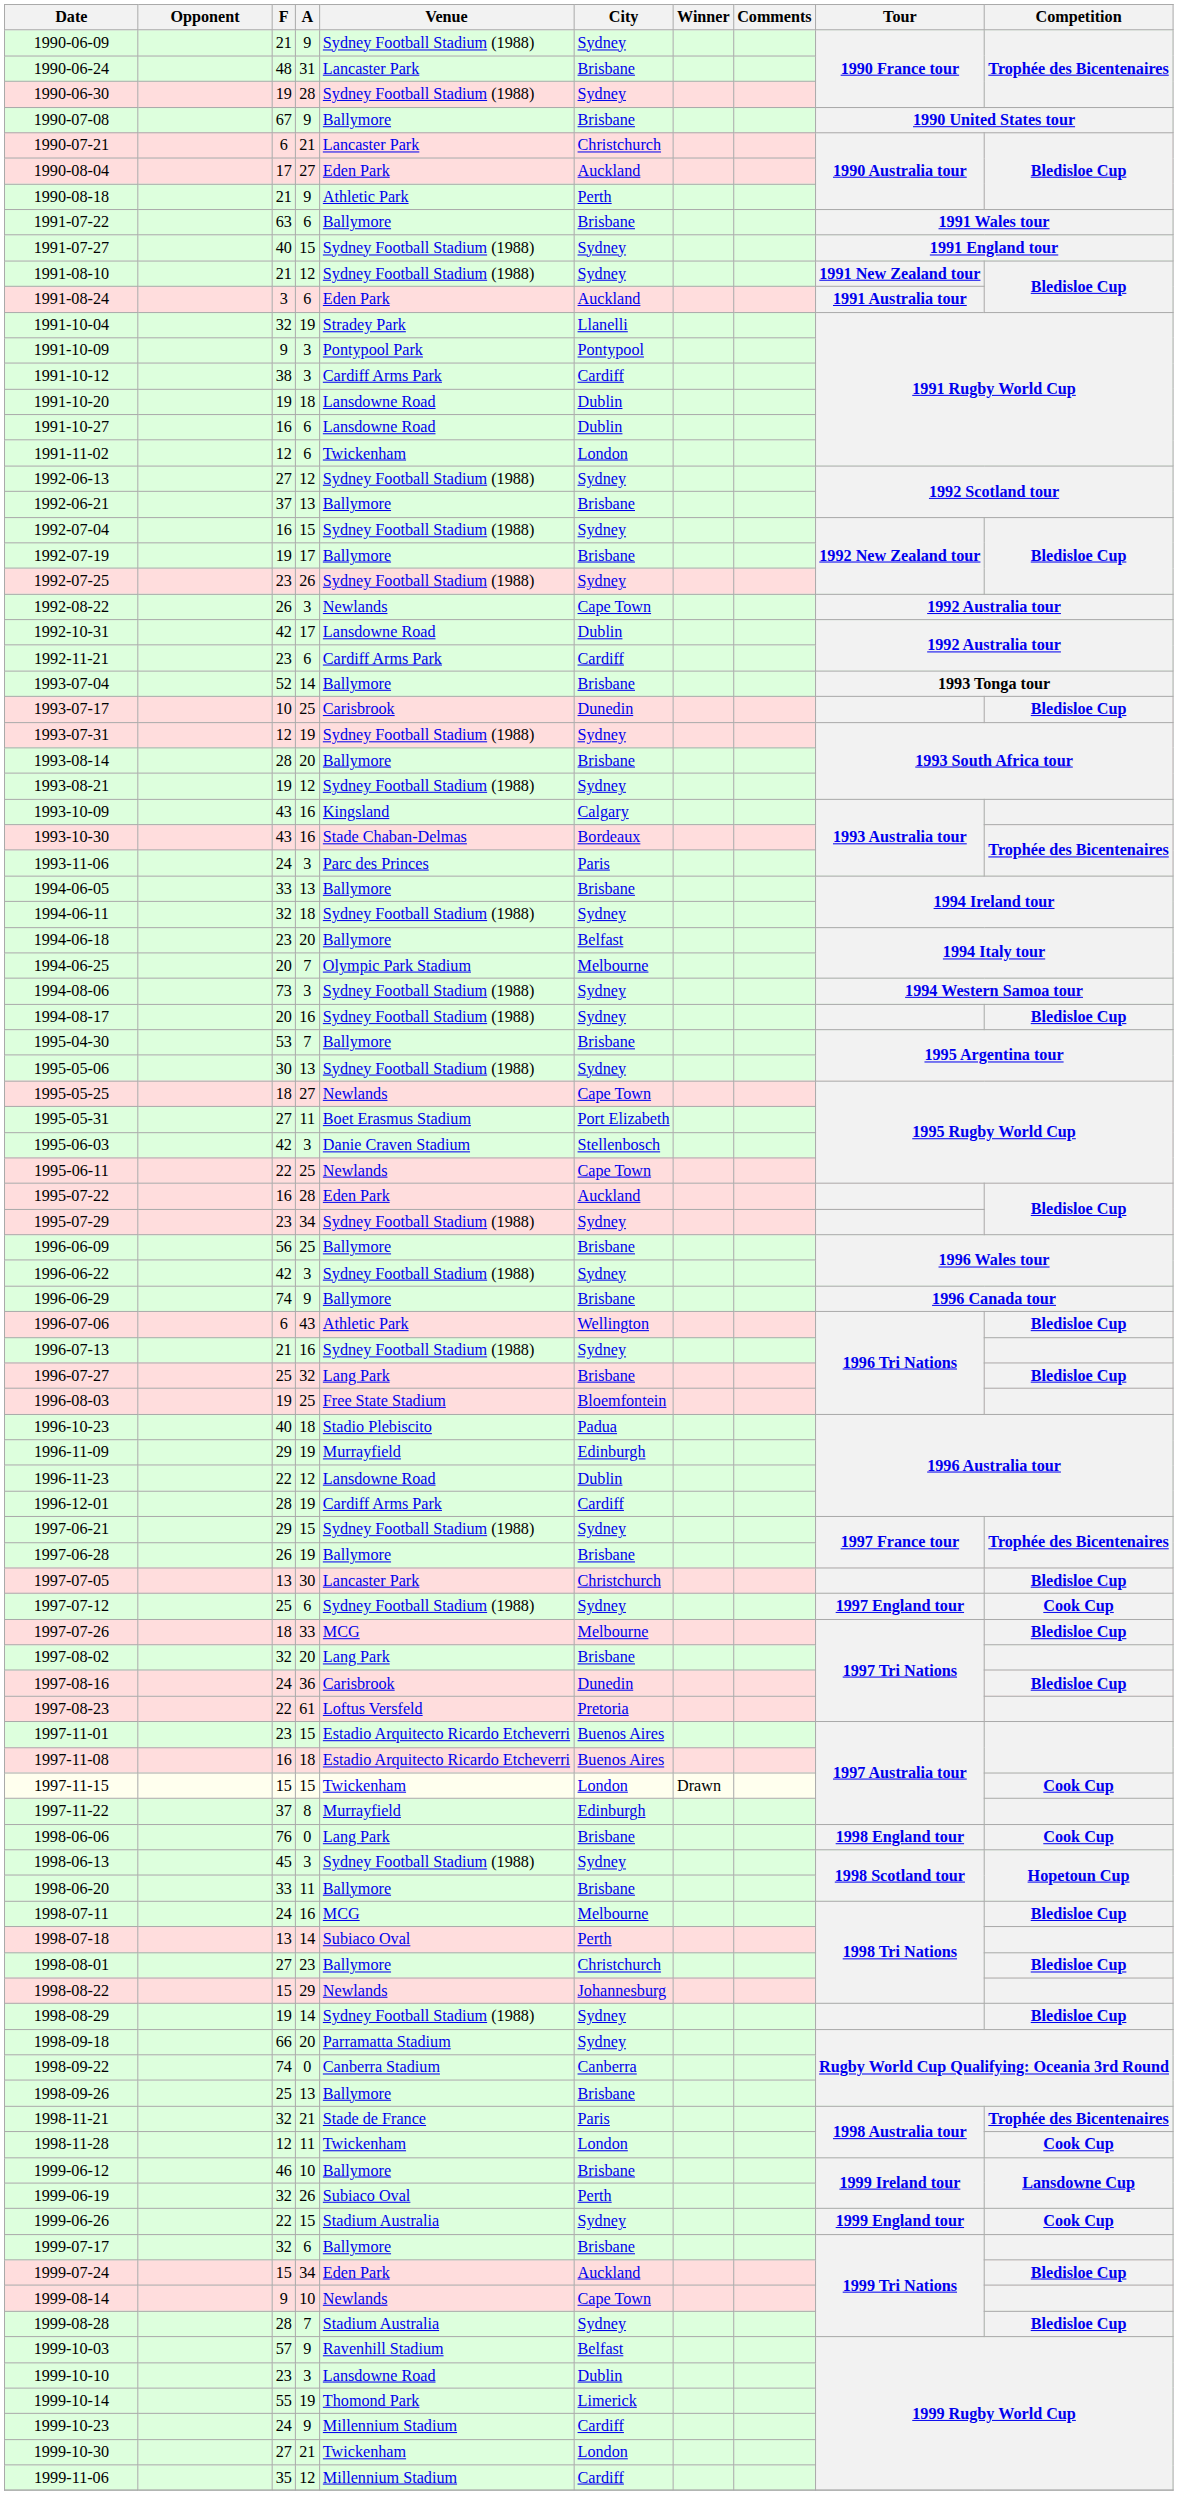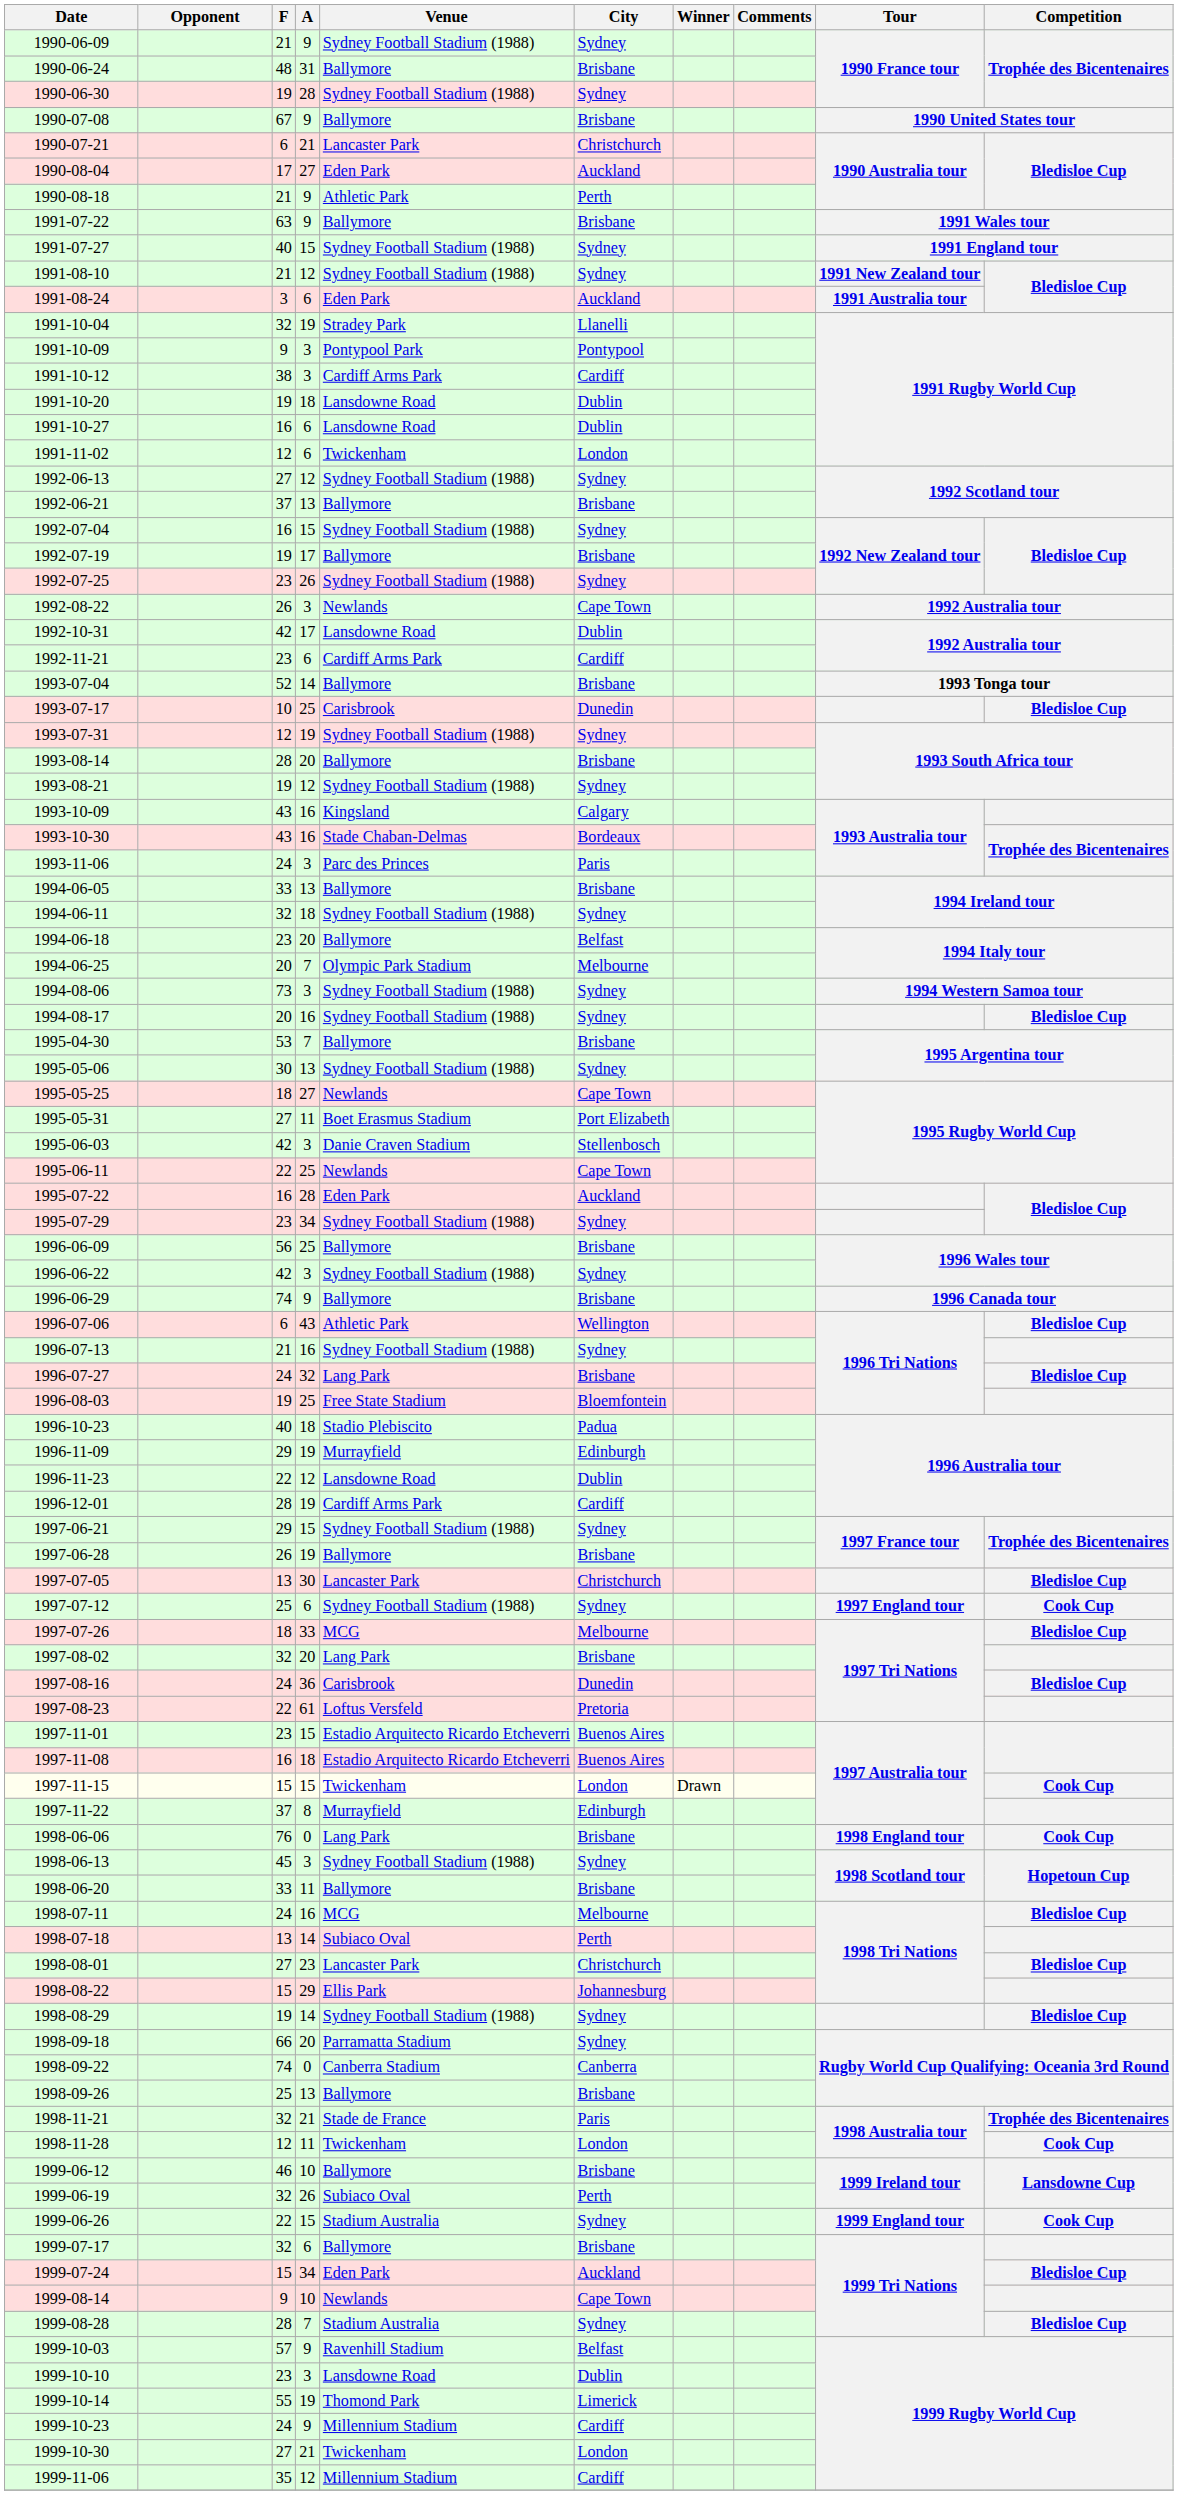(371, 68) Lancaster Park -> (357, 68) Ballymore
(307, 222) 6 -> (307, 222) 9
(284, 1375) 25 -> (284, 1375) 24
(357, 1965) Ballymore -> (371, 1965) Lancaster Park
(355, 1990) Newlands -> (354, 1990) Ellis Park
